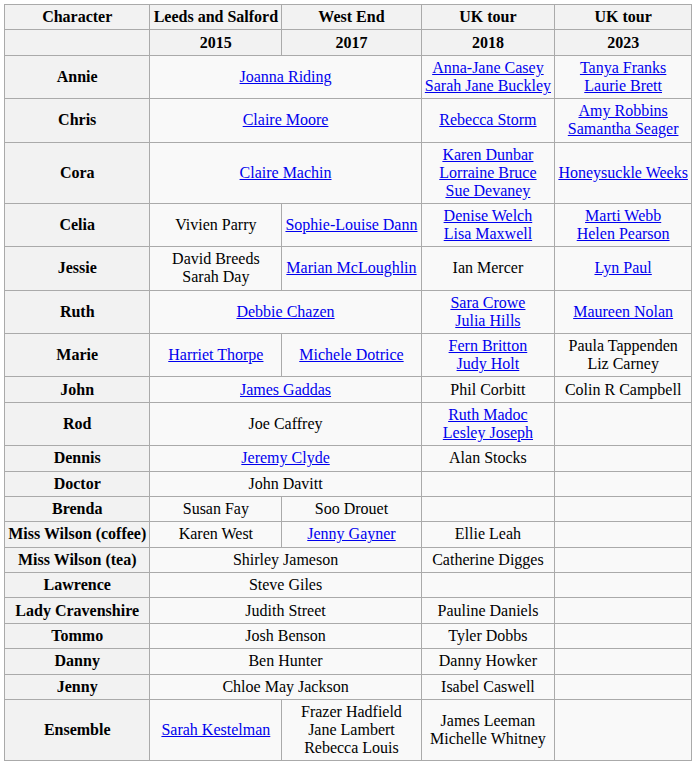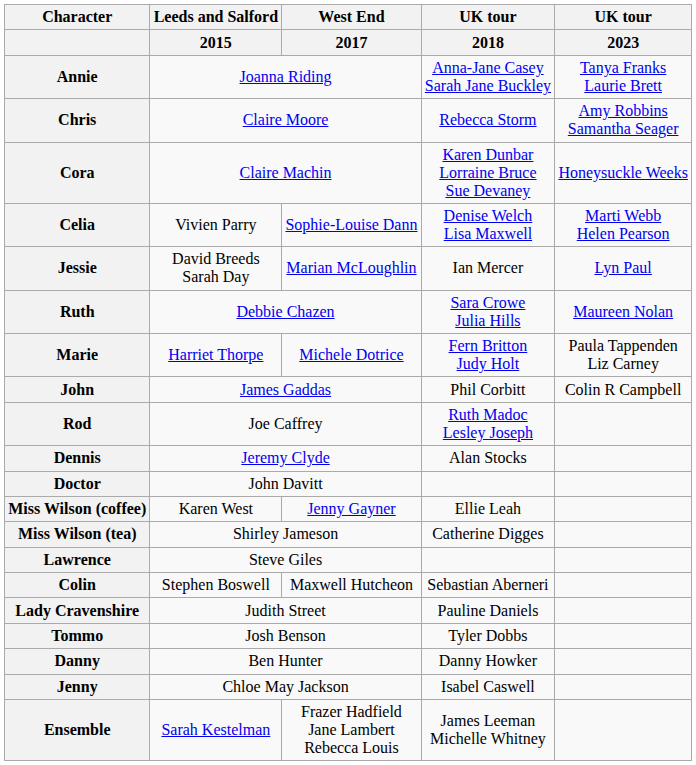- row: (77, 509)
+ row: (77, 585)
